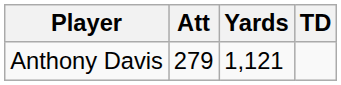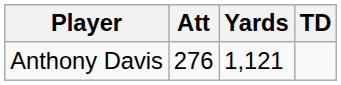(194, 60) 279 -> (194, 60) 276
